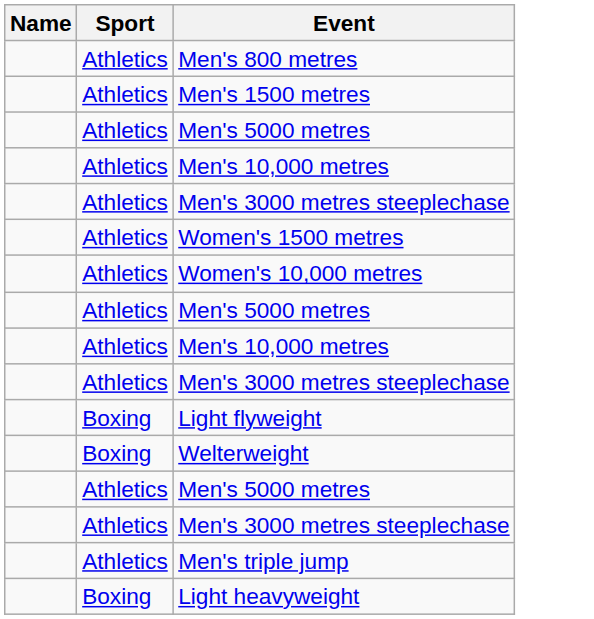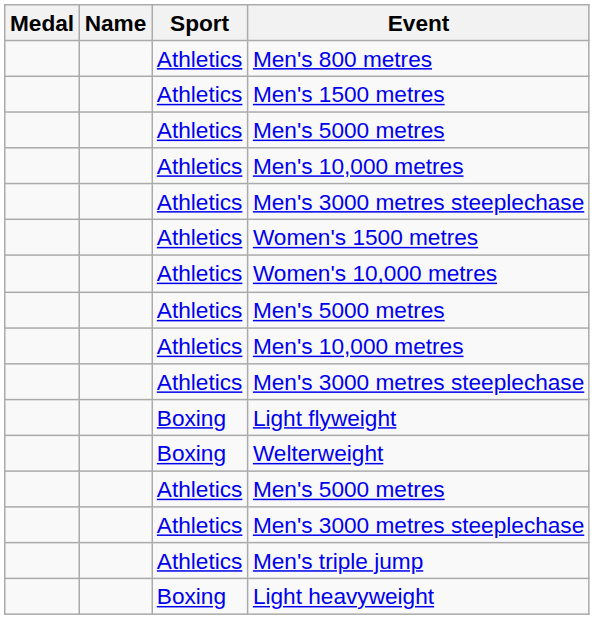+ column: (42, 23)
